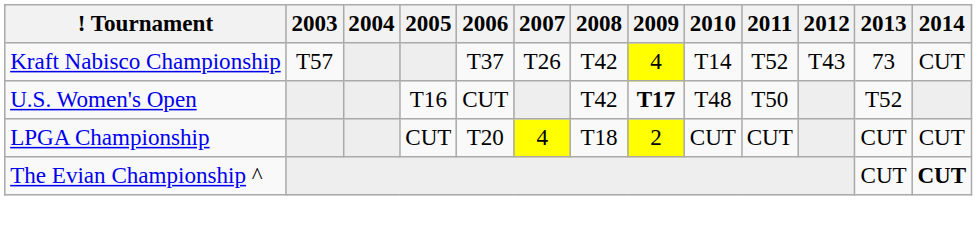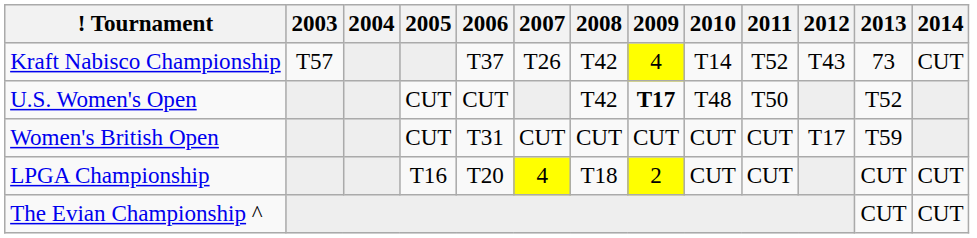(428, 99) T16 -> (428, 99) CUT
+ row: (115, 138)
(428, 138) CUT -> (428, 176) T16
(942, 176) bold -> (940, 214) normal
